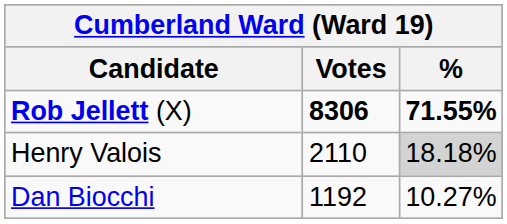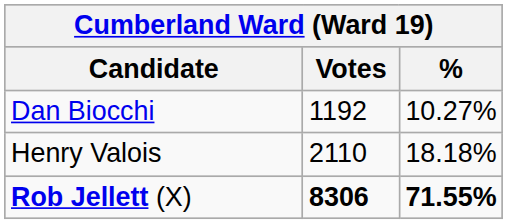rows swapped: (101, 111) <-> (83, 196)
(451, 153) lightgrey background -> (451, 153) no background
